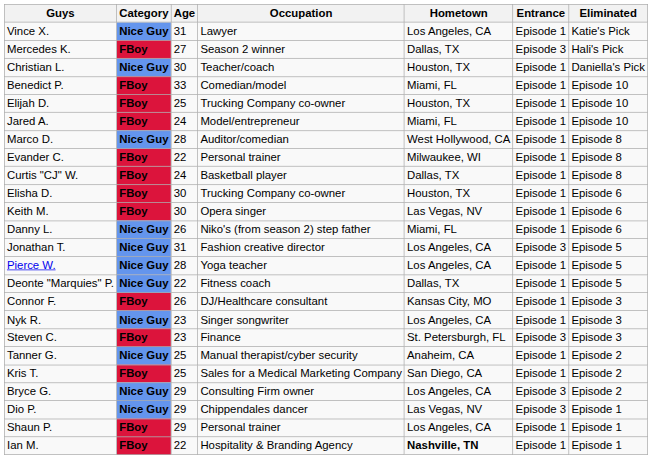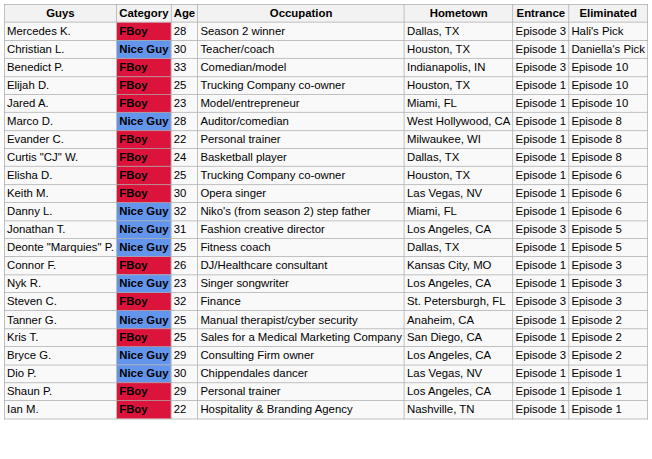- row: (28, 31)
(180, 49) 27 -> (180, 31) 28
(432, 85) Miami, FL -> (446, 67) Indianapolis, IN
(541, 85) Episode 1 -> (541, 67) Episode 3
(180, 121) 24 -> (180, 103) 23
(180, 193) 30 -> (180, 175) 25
(180, 229) 26 -> (180, 211) 32
- row: (31, 265)
(180, 283) 22 -> (180, 247) 25
(180, 337) 23 -> (180, 301) 32
(180, 409) 29 -> (180, 373) 30
(541, 409) Episode 3 -> (541, 373) Episode 1
(443, 445) bold -> (441, 409) normal
